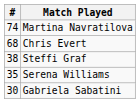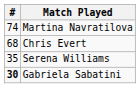- row: (55, 59)
(12, 91) normal -> (12, 75) bold
